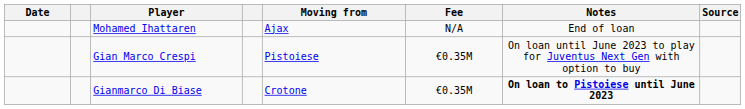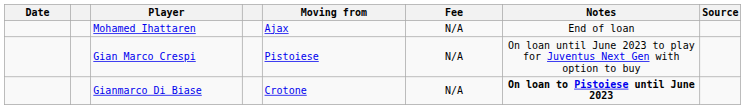(454, 57) €0.35M -> (454, 57) N/A
(454, 90) €0.35M -> (454, 90) N/A
